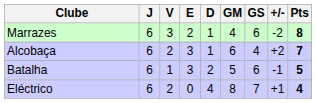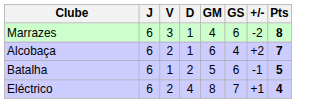- column: (190, 13)
